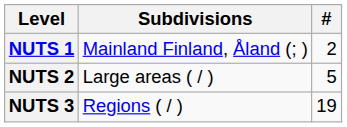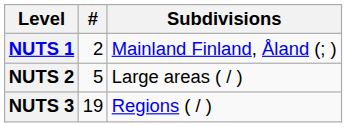columns swapped: (195, 19) <-> (326, 19)
